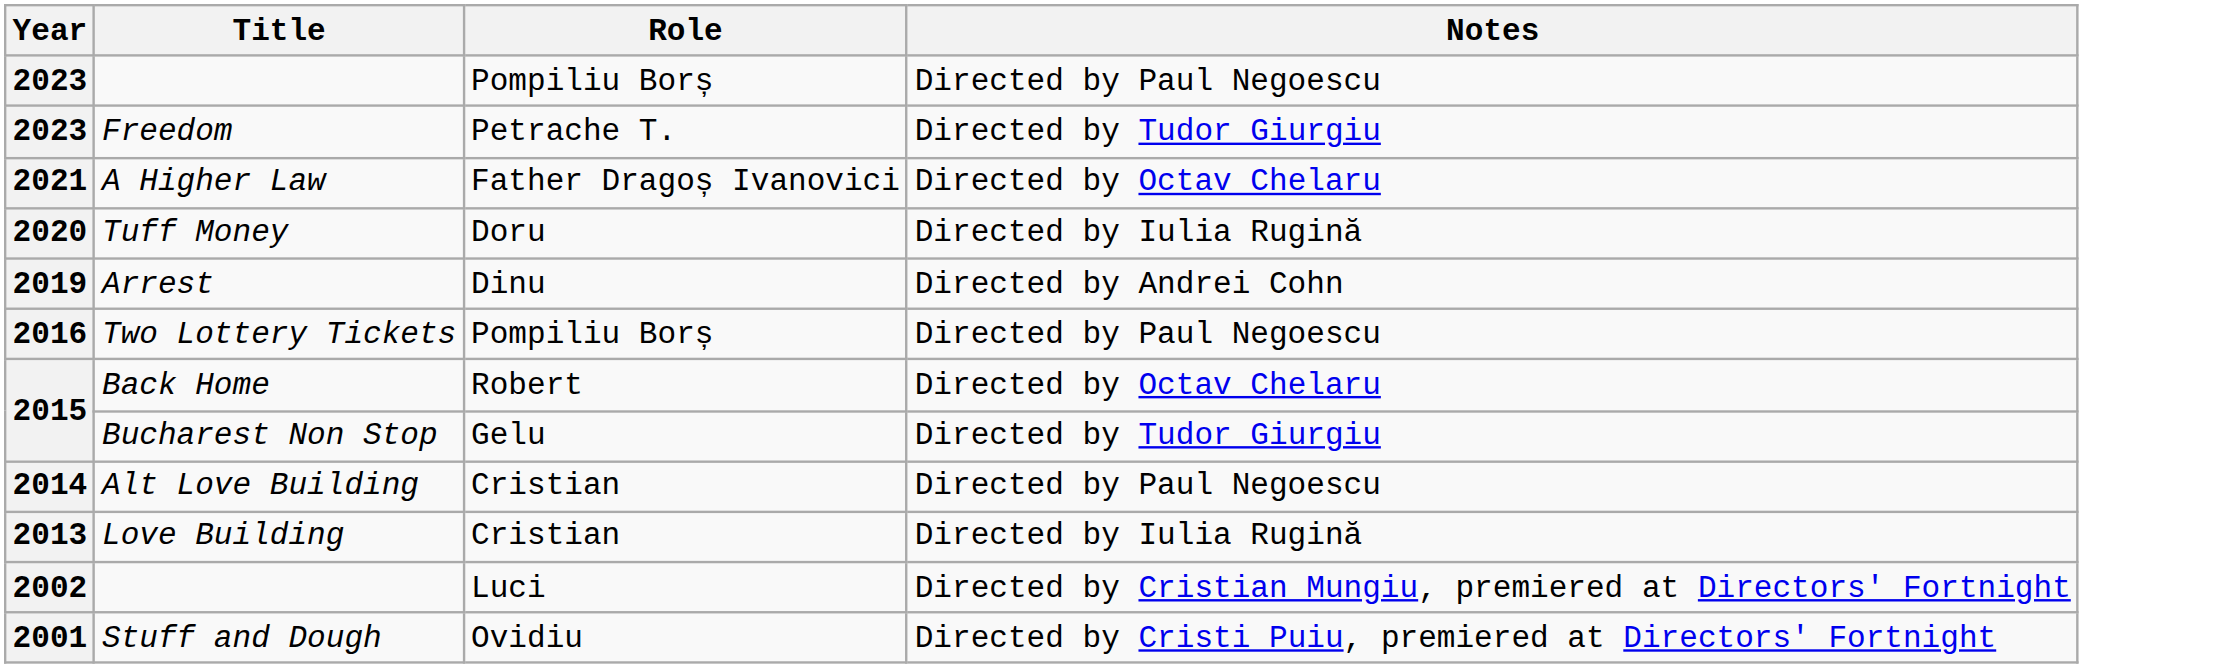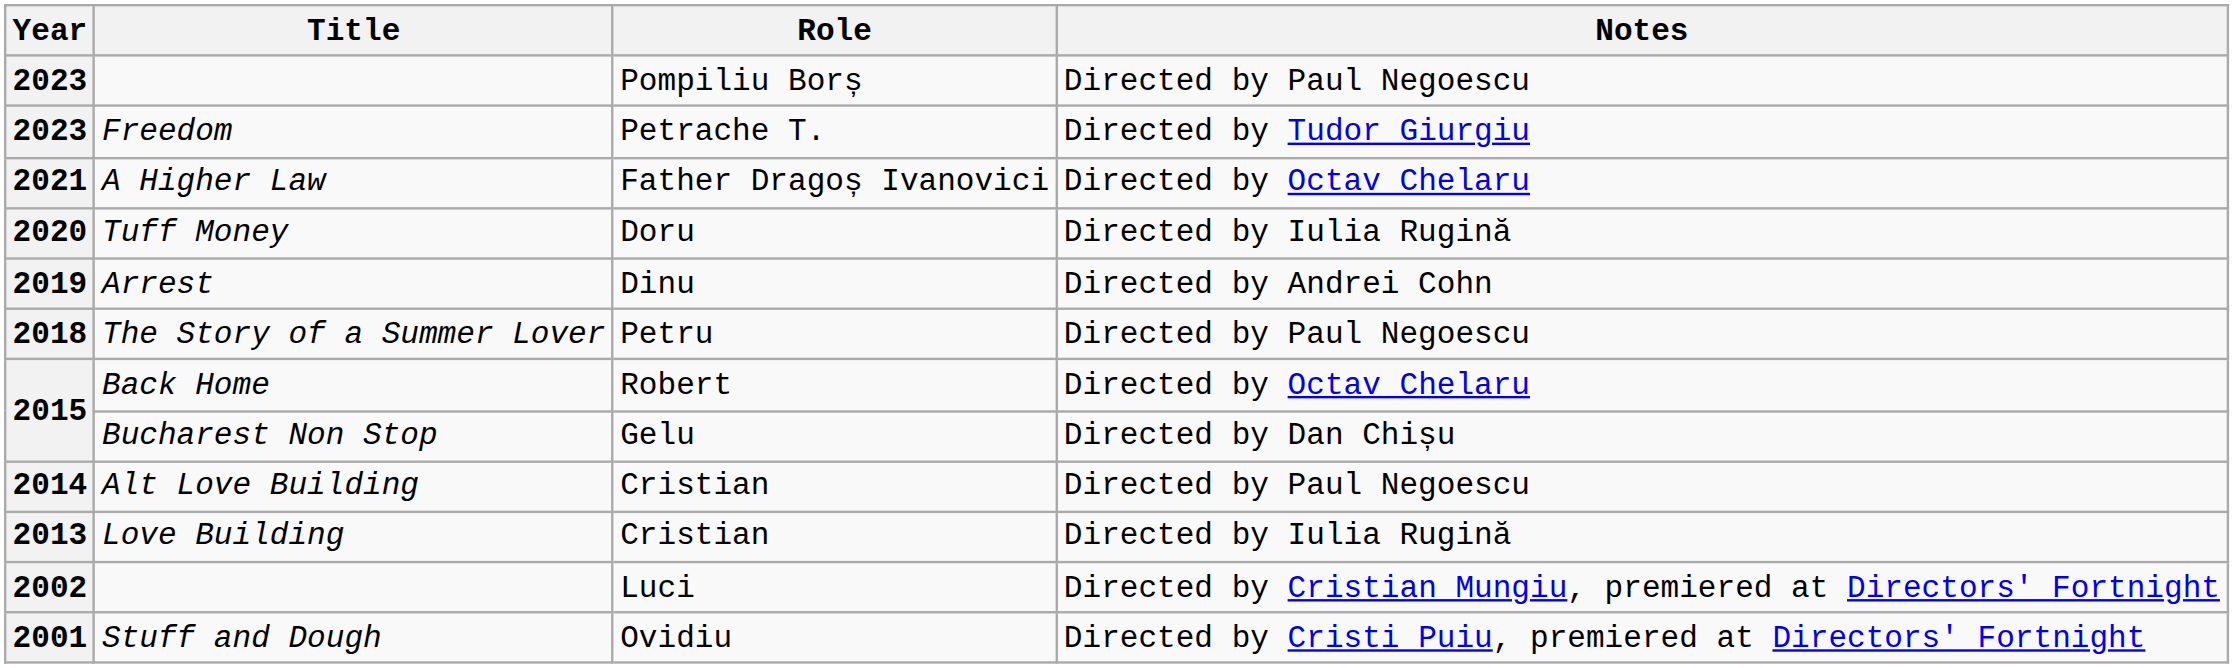+ row: (50, 334)
- row: (50, 334)
(1148, 436) Directed by Tudor Giurgiu -> (1260, 436) Directed by Dan Chișu
